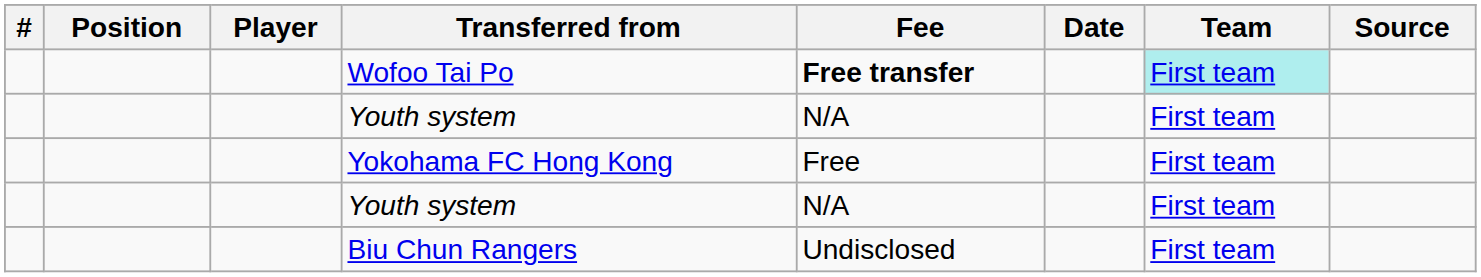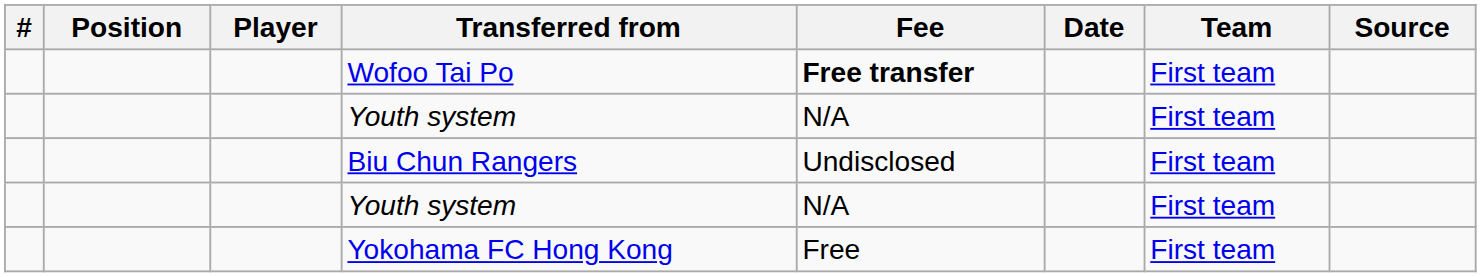(1213, 72) paleturquoise background -> (1213, 72) no background
rows swapped: (24, 250) <-> (24, 161)
